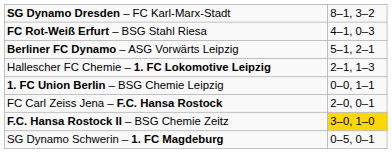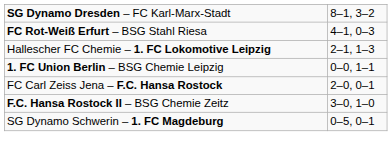- row: (123, 49)
(352, 121) gold background -> (352, 103) no background
